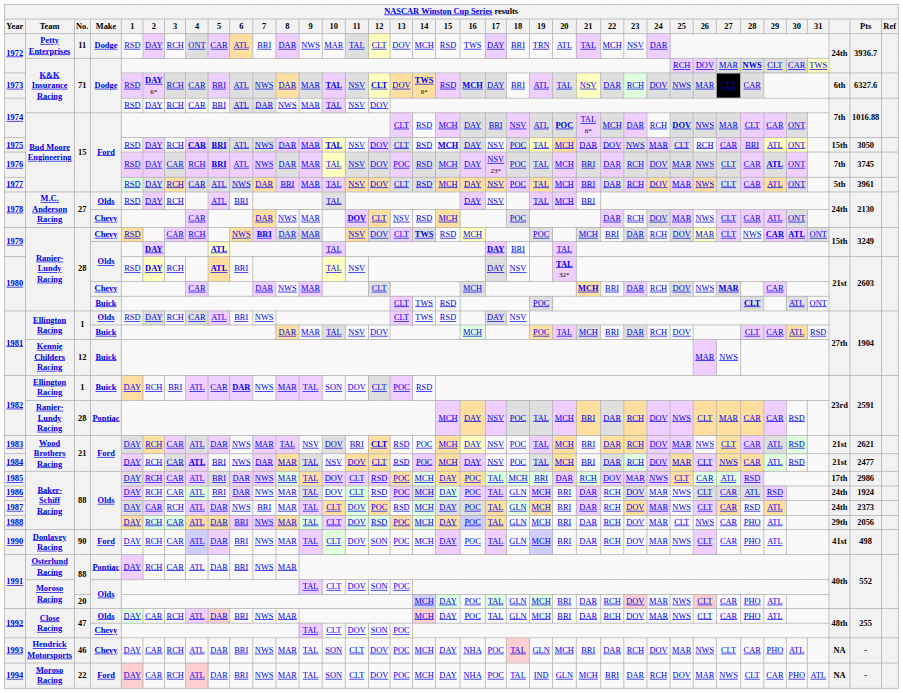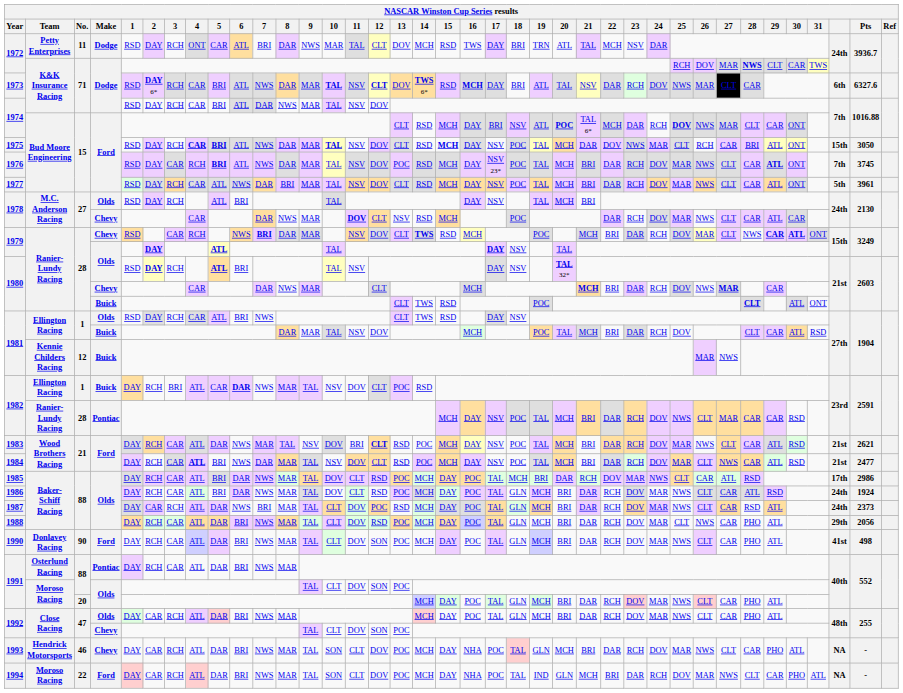(797, 218) ONT -> (797, 218) CAR
(518, 249) BRI -> (518, 249) NSV
(334, 387) SON -> (334, 387) NSV
